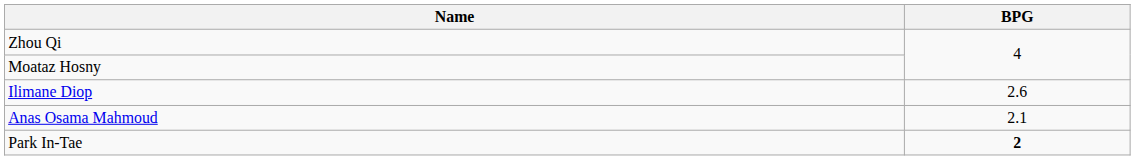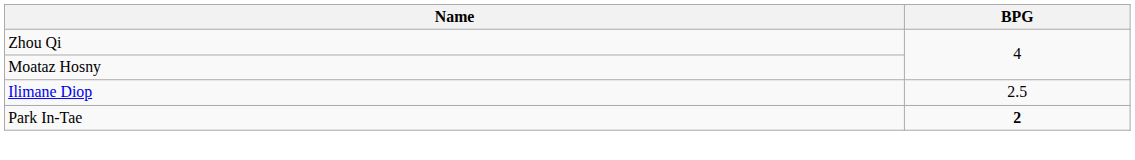(1017, 92) 2.6 -> (1017, 92) 2.5
- row: (83, 117)
